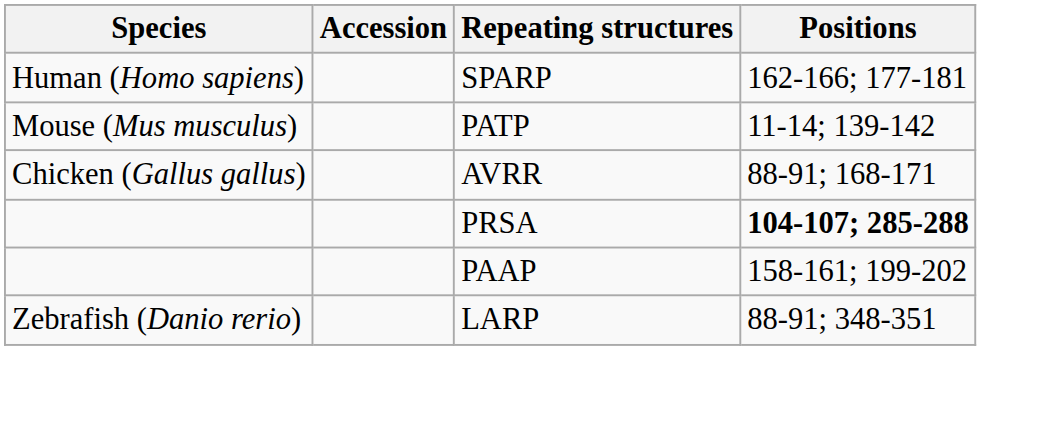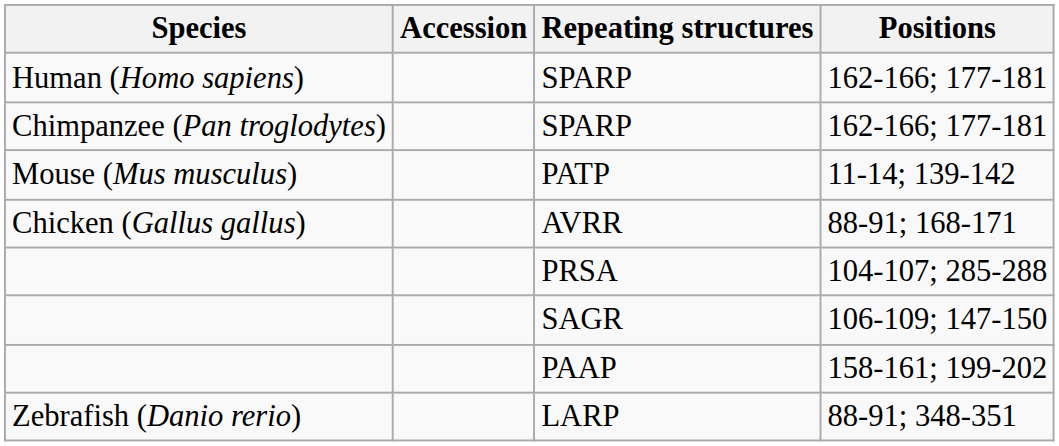+ row: (199, 125)
(858, 222) bold -> (937, 271) normal
+ row: (199, 320)
